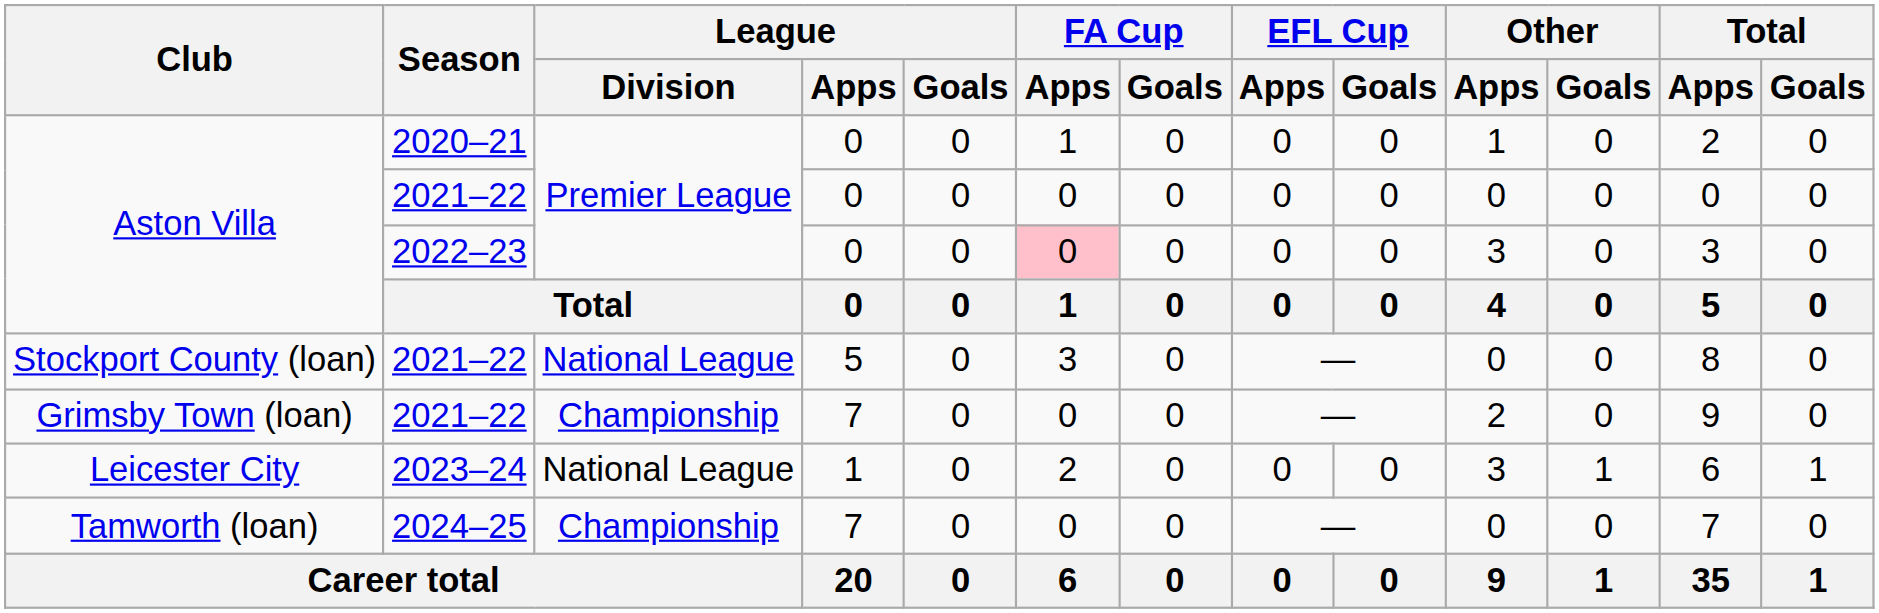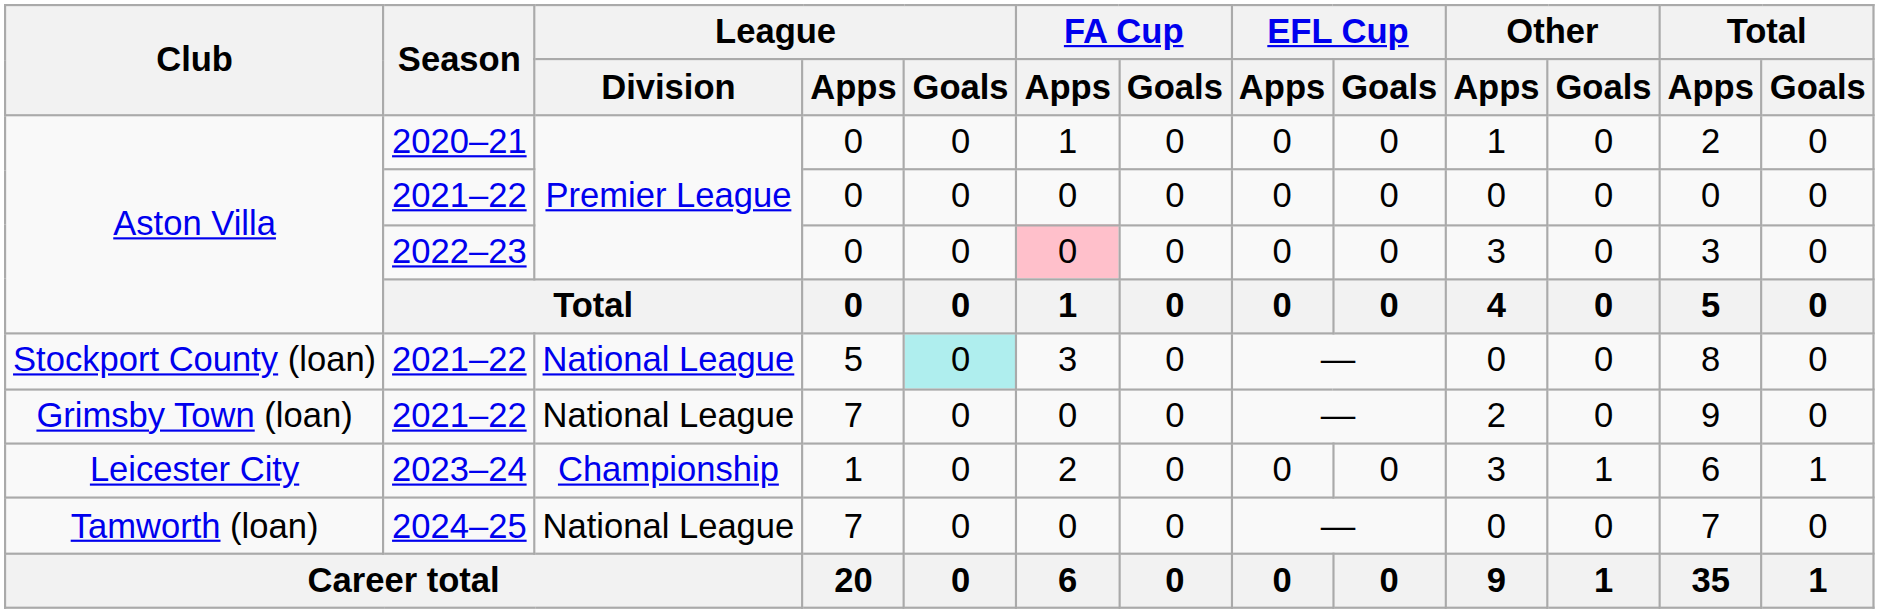(961, 360) no background -> (961, 360) paleturquoise background
(668, 415) Championship -> (668, 415) National League
(668, 470) National League -> (668, 470) Championship
(668, 525) Championship -> (668, 525) National League
